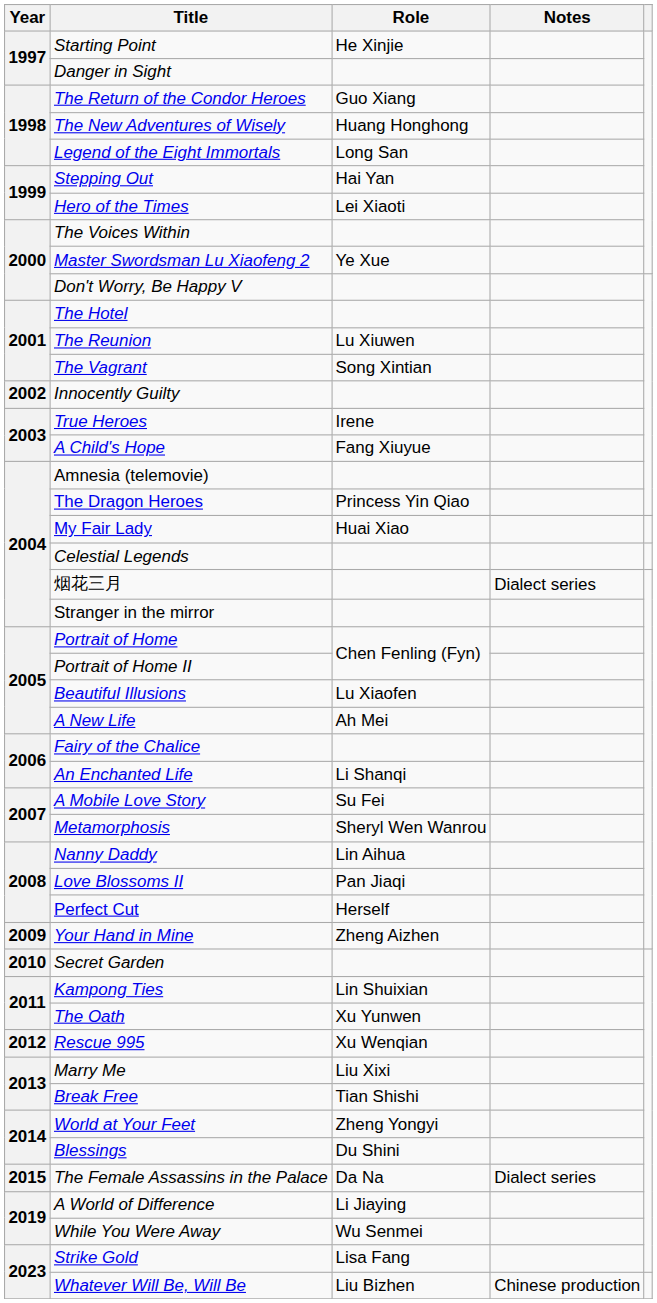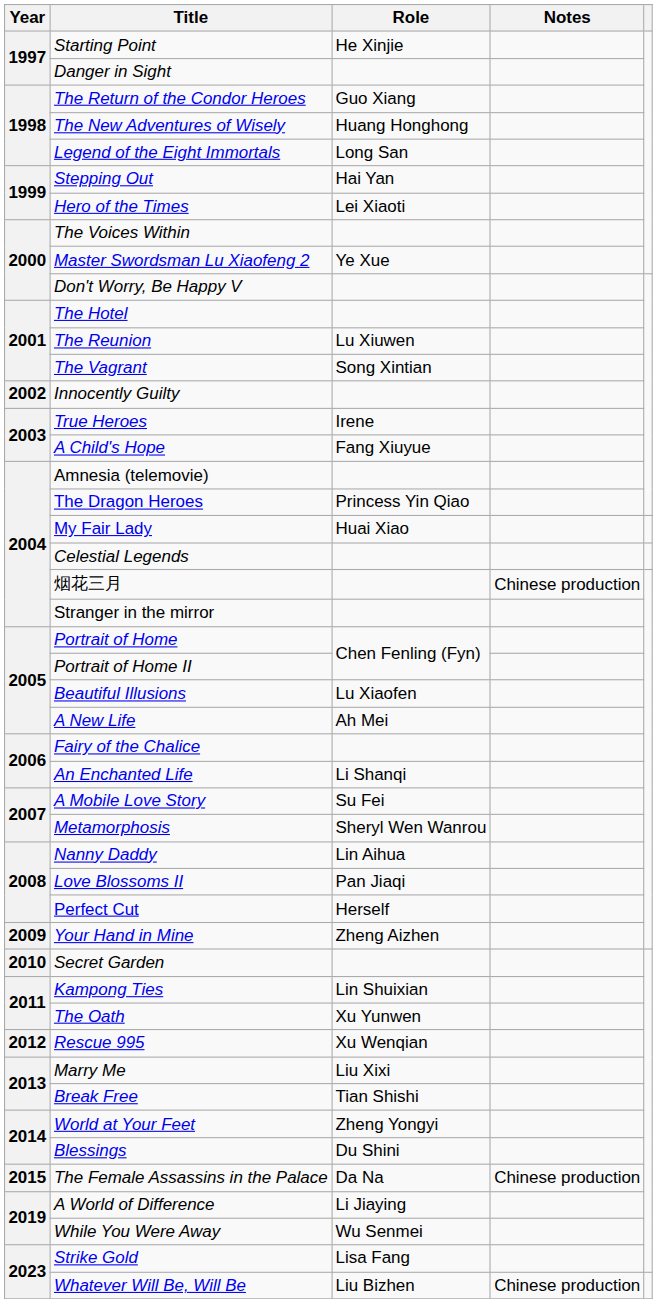(545, 584) Dialect series -> (567, 584) Chinese production
(545, 1177) Dialect series -> (567, 1177) Chinese production
